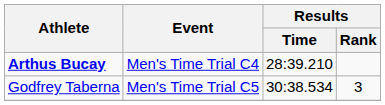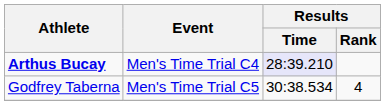(299, 64) no background -> (299, 64) lavender background
(358, 87) 3 -> (358, 87) 4
